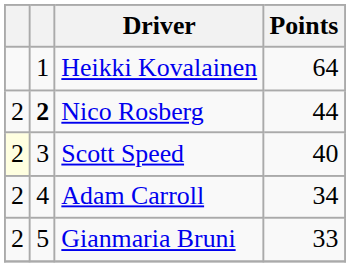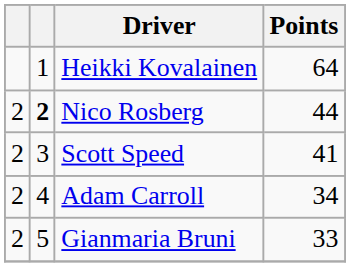(18, 153) lightyellow background -> (18, 153) no background
(325, 153) 40 -> (325, 153) 41
